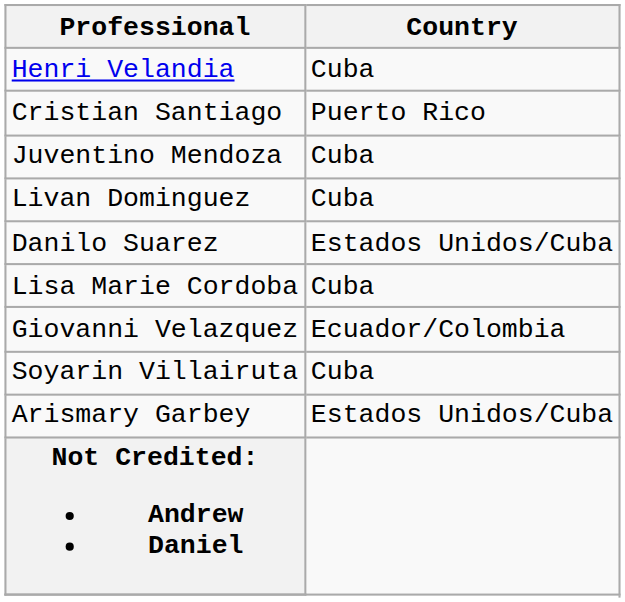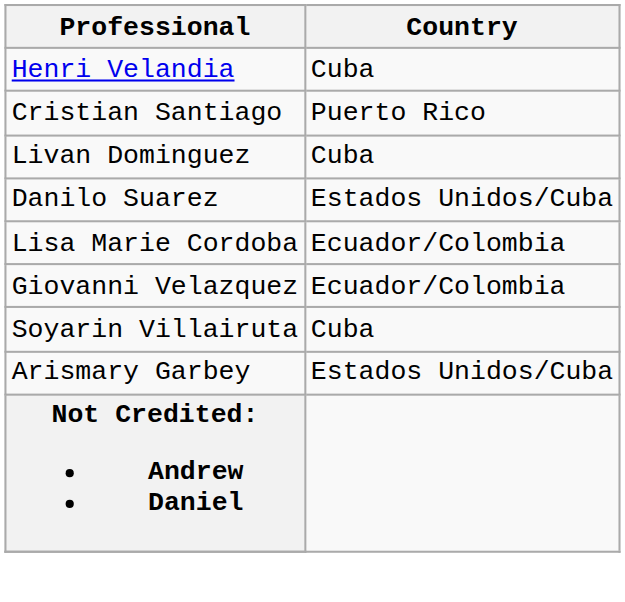- row: (147, 156)
(343, 286) Cuba -> (438, 243) Ecuador/Colombia
